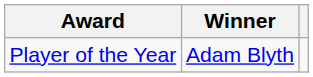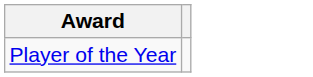- column: (240, 21)
